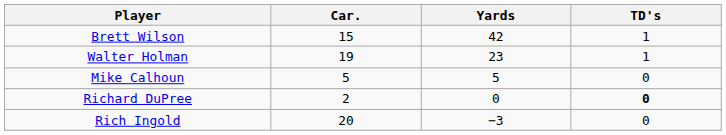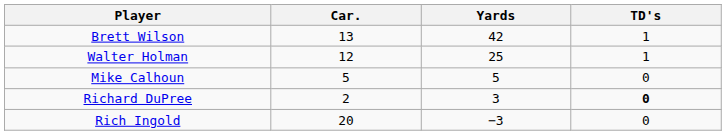(346, 36) 15 -> (346, 36) 13
(346, 57) 19 -> (346, 57) 12
(496, 57) 23 -> (496, 57) 25
(496, 99) 0 -> (496, 99) 3
